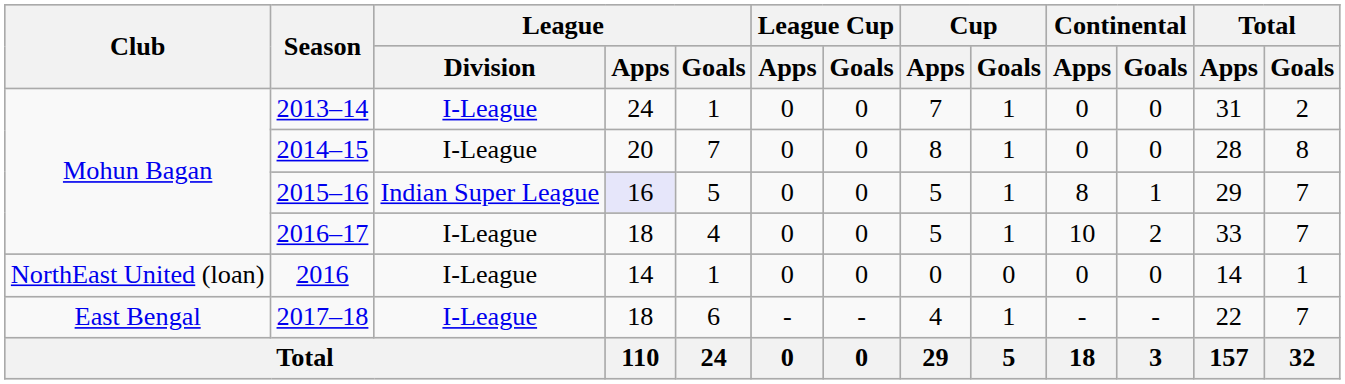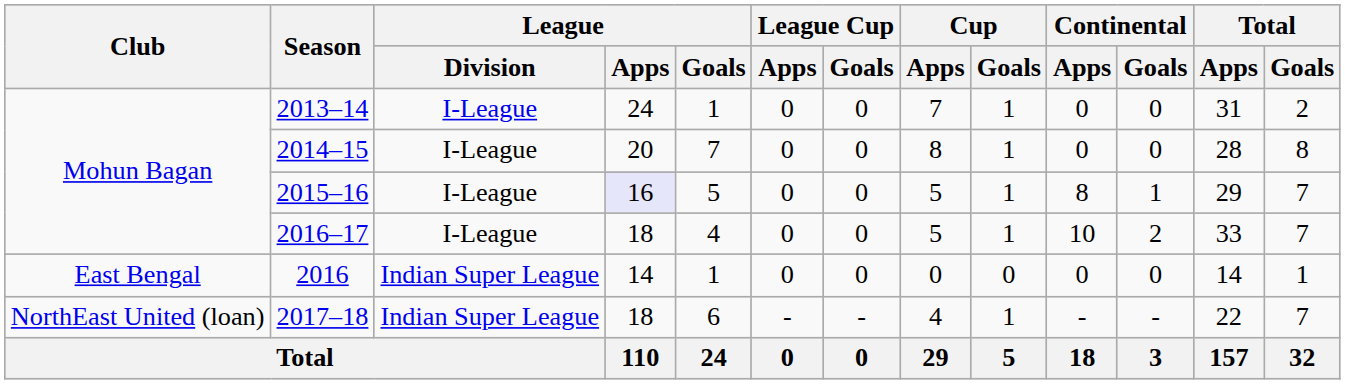(490, 191) Indian Super League -> (490, 191) I-League
(138, 274) NorthEast United (loan) -> (138, 274) East Bengal
(490, 274) I-League -> (490, 274) Indian Super League
(138, 316) East Bengal -> (138, 316) NorthEast United (loan)
(490, 316) I-League -> (490, 316) Indian Super League
